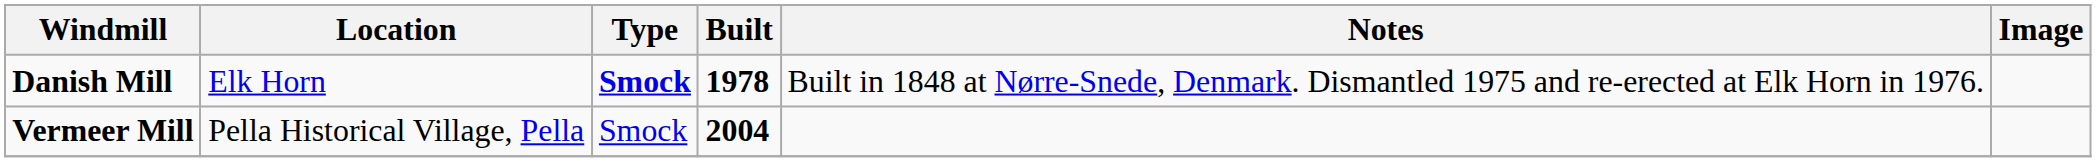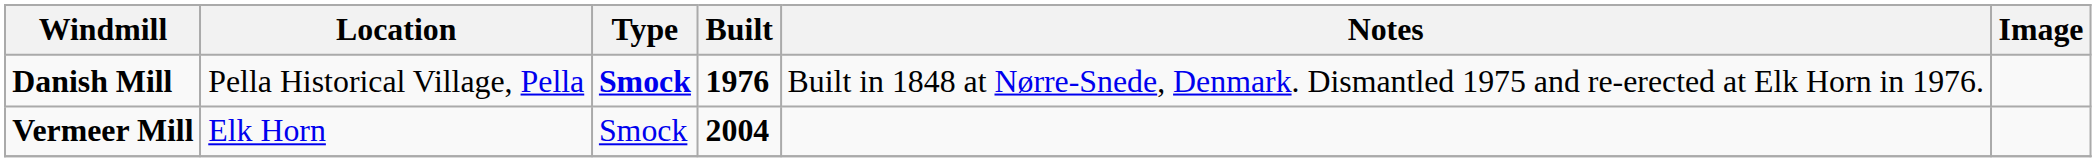(267, 80) Elk Horn -> (396, 80) Pella Historical Village, Pella
(737, 80) 1978 -> (737, 80) 1976
(396, 130) Pella Historical Village, Pella -> (267, 130) Elk Horn
